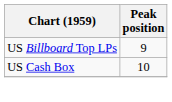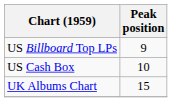+ row: (52, 86)
